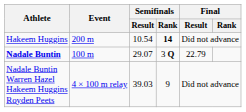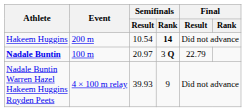(143, 54) 29.07 -> (143, 54) 20.97
(143, 84) 39.03 -> (143, 84) 39.93
